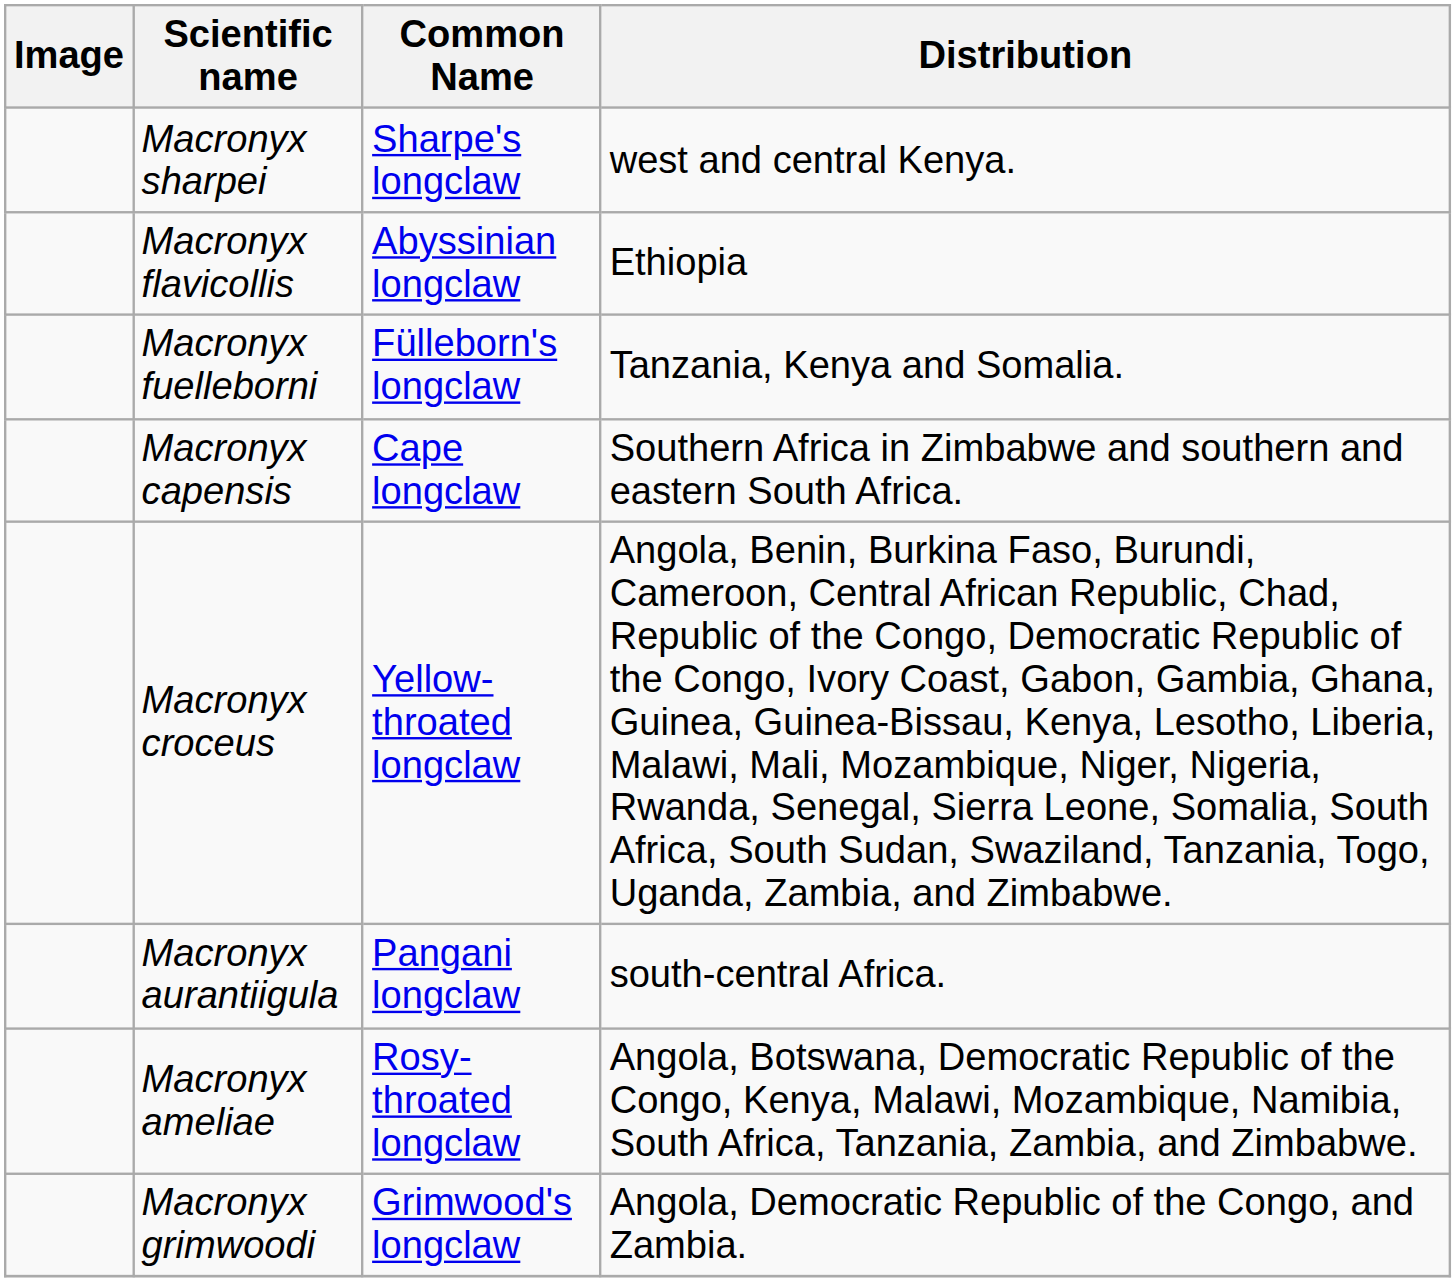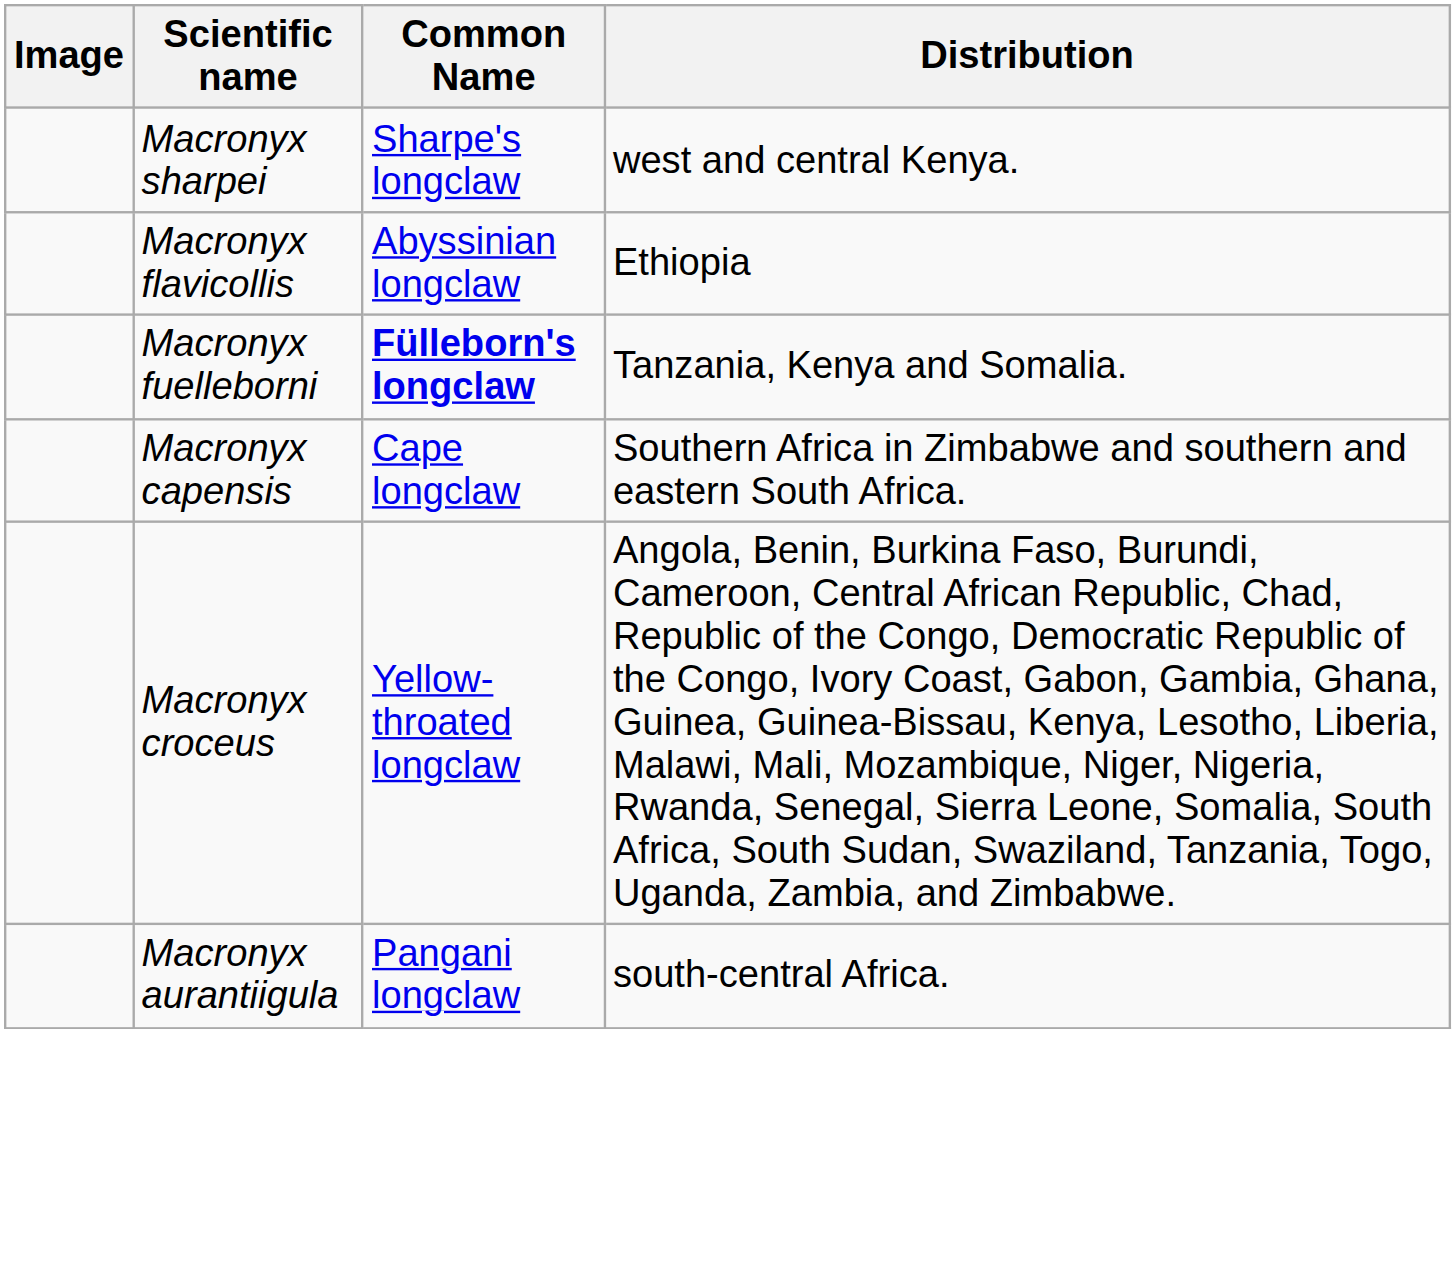(465, 365) normal -> (474, 365) bold
- row: (224, 1100)
- row: (228, 1224)
